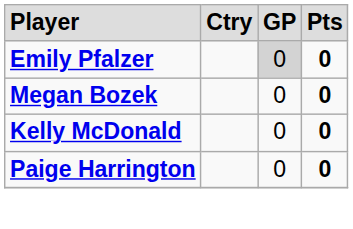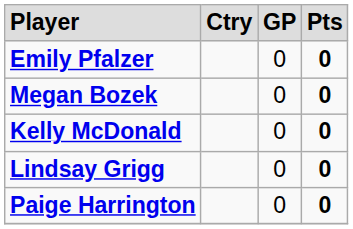(280, 59) lightgrey background -> (280, 59) no background
+ row: (87, 168)
